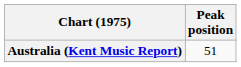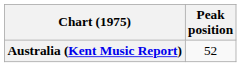(211, 51) 51 -> (211, 51) 52
